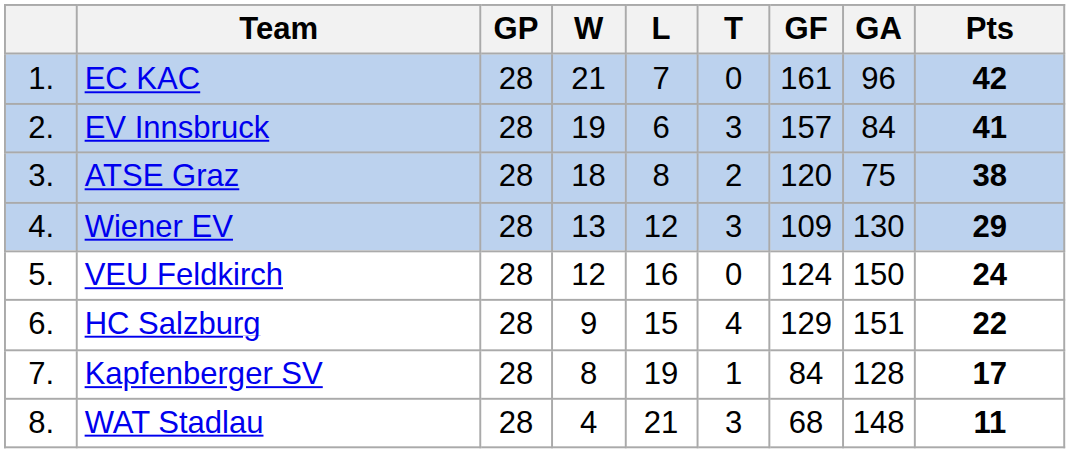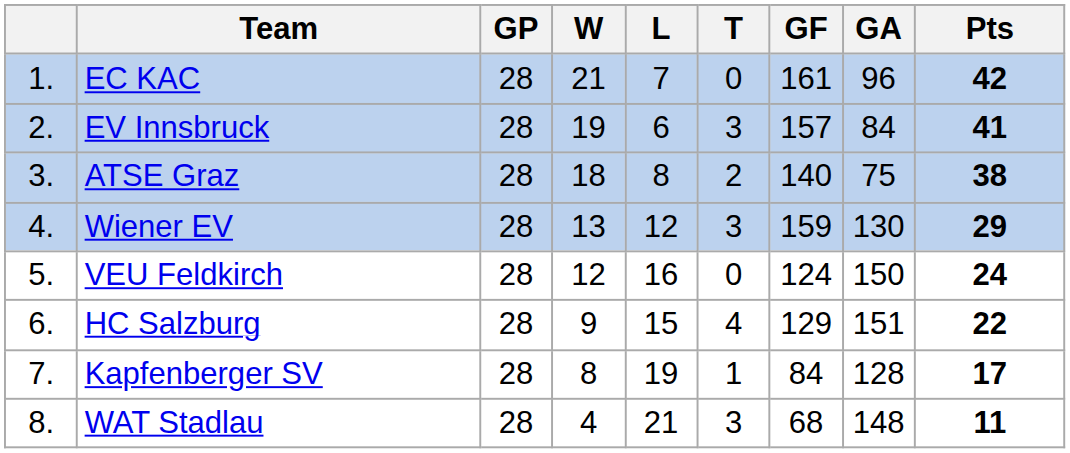(806, 176) 120 -> (806, 176) 140
(806, 226) 109 -> (806, 226) 159
